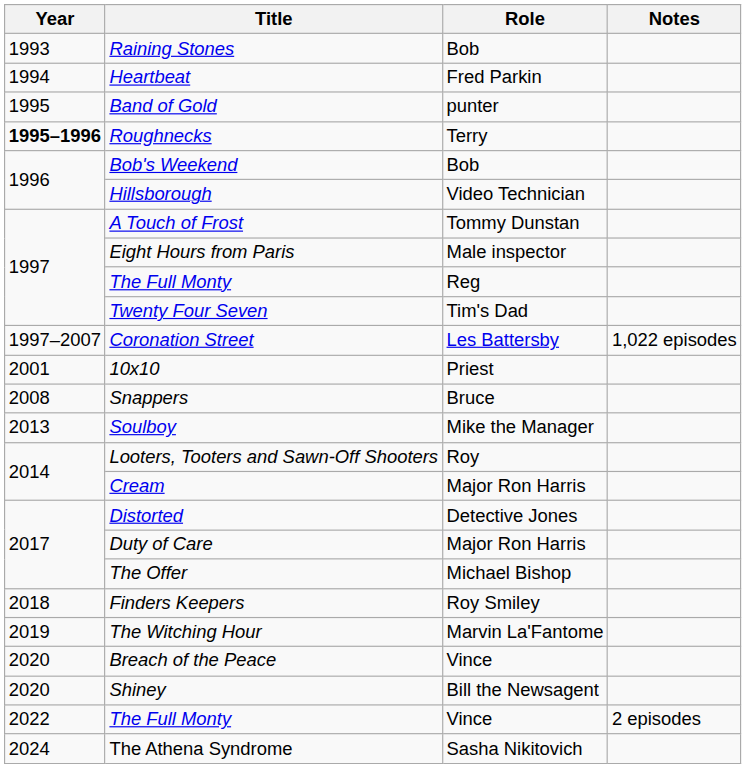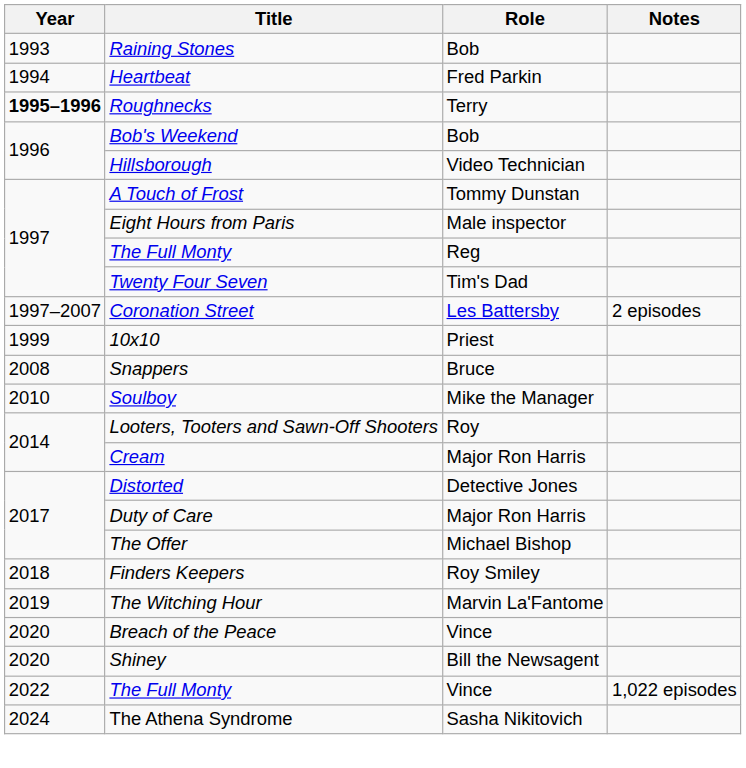- row: (163, 106)
(674, 340) 1,022 episodes -> (656, 310) 2 episodes
(29, 369) 2001 -> (29, 340) 1999
(29, 427) 2013 -> (29, 398) 2010
(656, 719) 2 episodes -> (674, 690) 1,022 episodes
